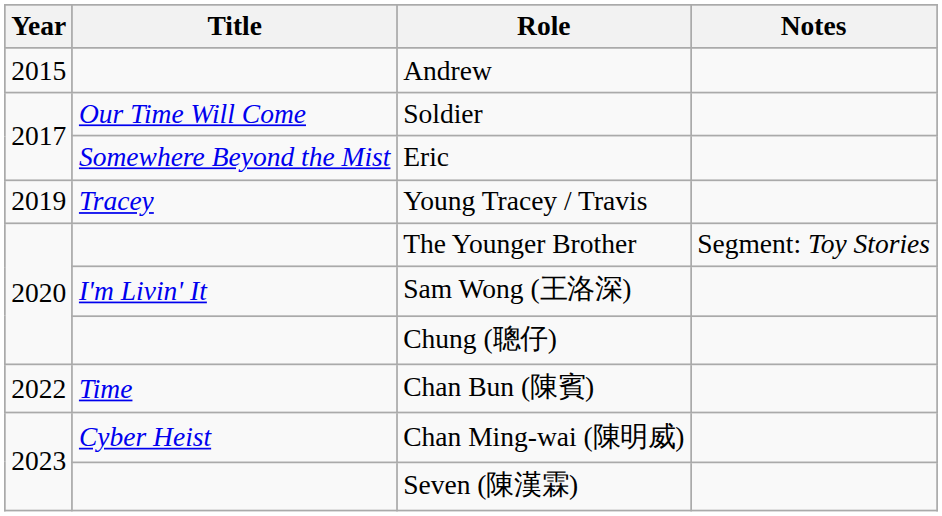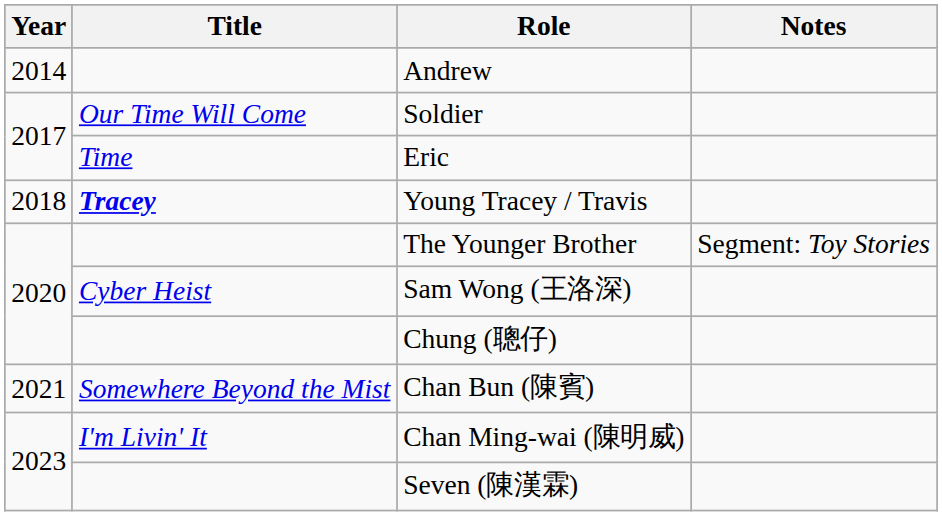(39, 69) 2015 -> (39, 69) 2014
(235, 157) Somewhere Beyond the Mist -> (106, 157) Time
(39, 200) 2019 -> (39, 200) 2018
(116, 200) normal -> (117, 200) bold
(143, 290) I'm Livin' It -> (145, 290) Cyber Heist
(39, 388) 2022 -> (39, 388) 2021
(106, 388) Time -> (235, 388) Somewhere Beyond the Mist
(145, 437) Cyber Heist -> (143, 437) I'm Livin' It
